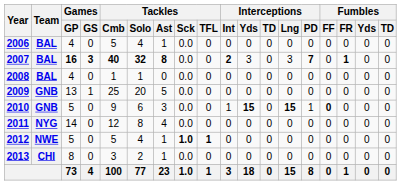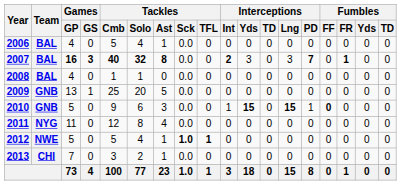(71, 124) 14 -> (71, 124) 11
(71, 156) 8 -> (71, 156) 7
